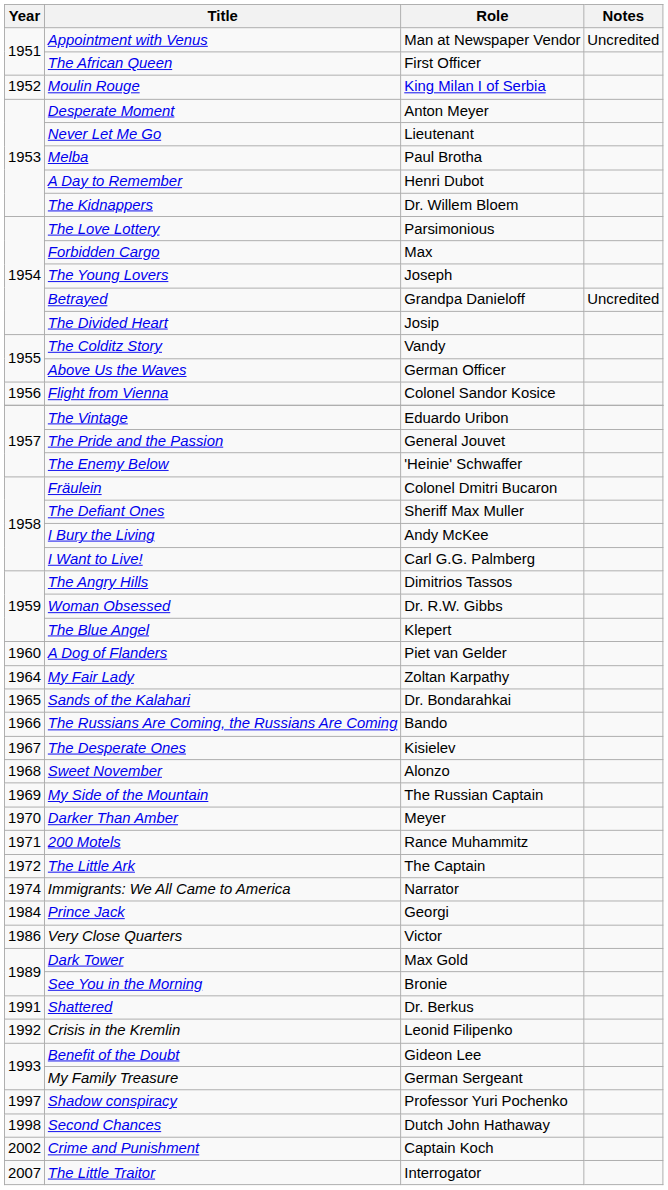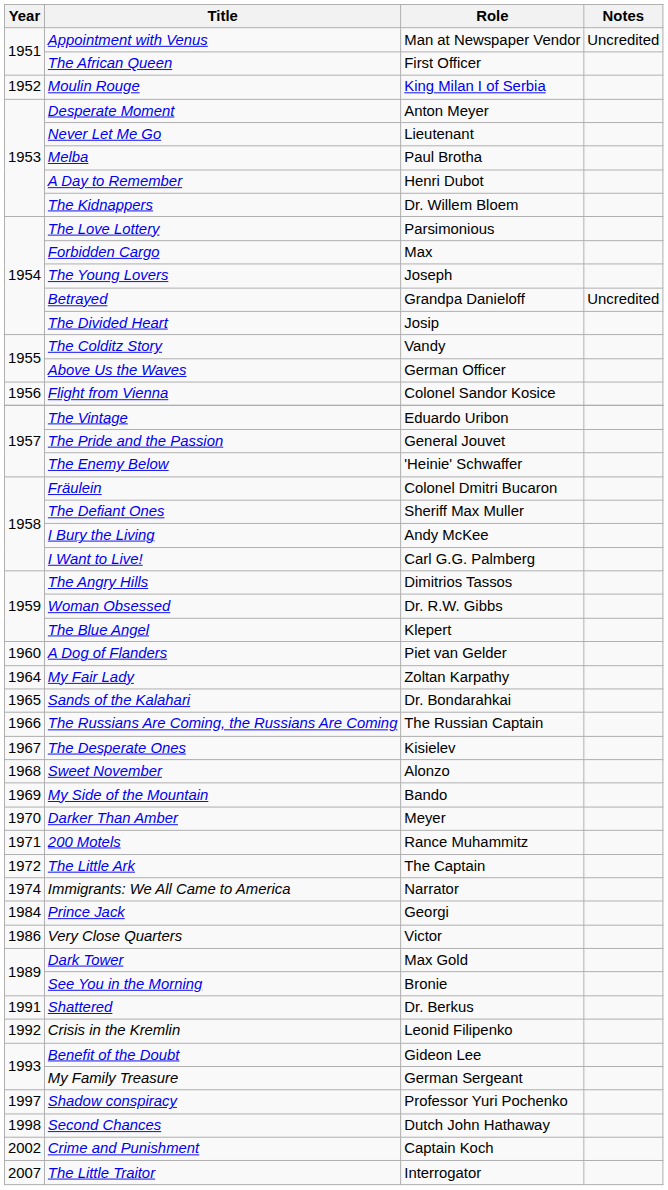(426, 724) Bando -> (474, 724) The Russian Captain
(474, 795) The Russian Captain -> (426, 795) Bando
